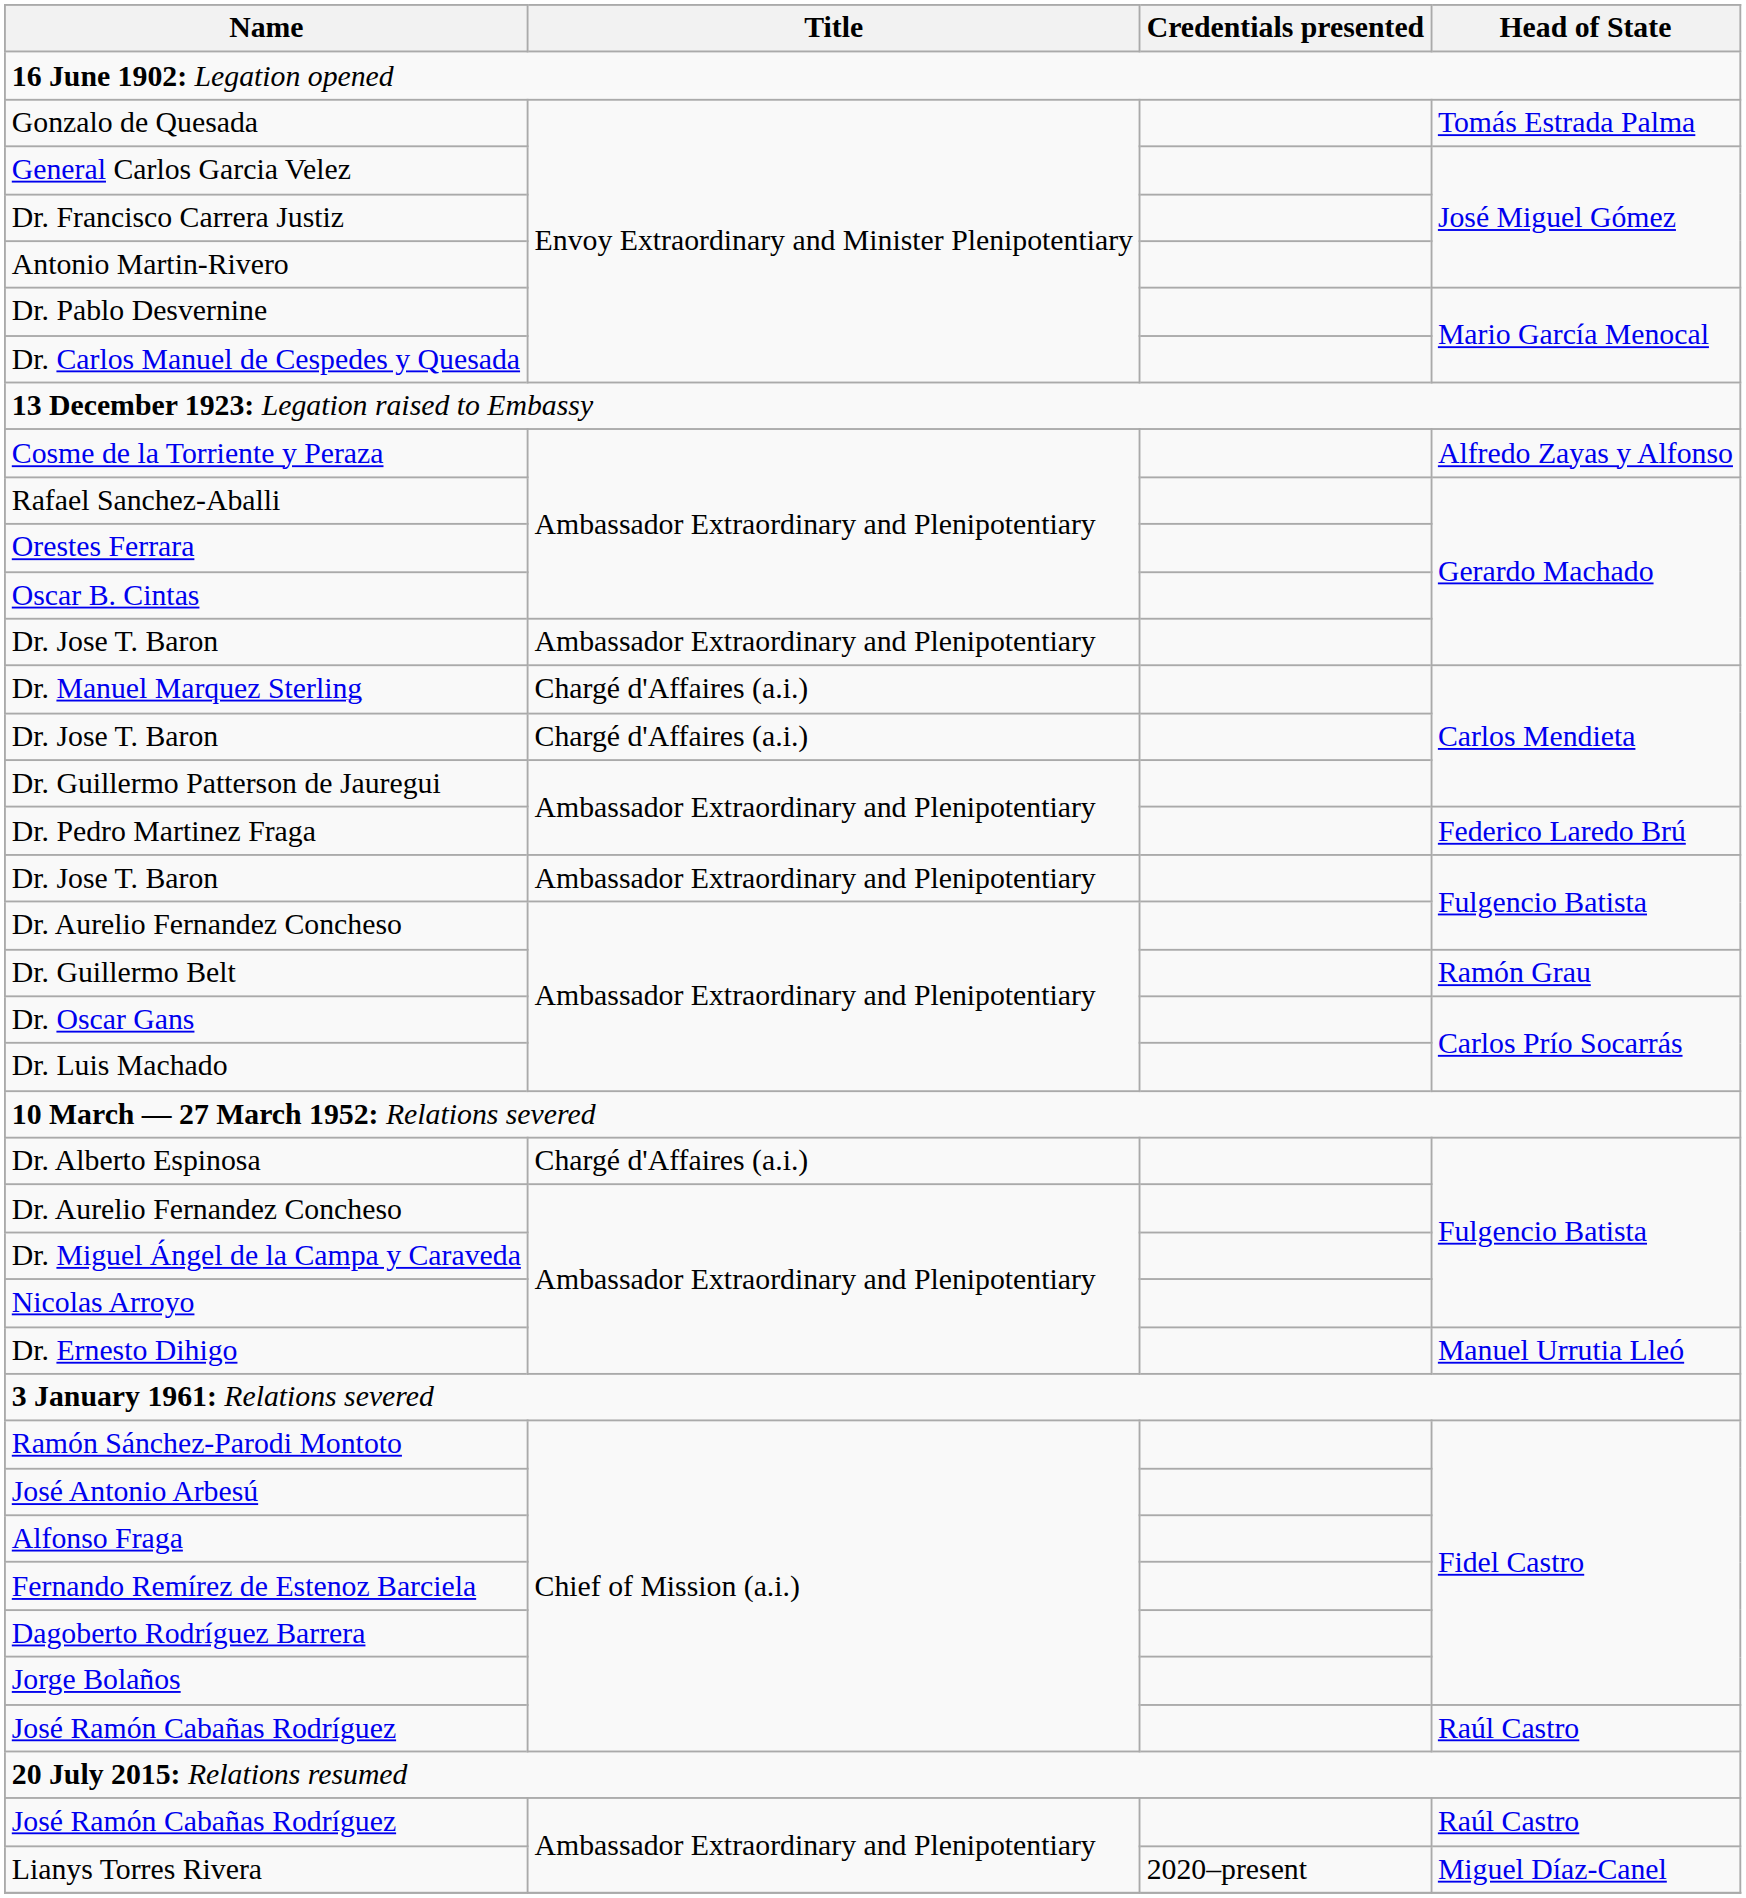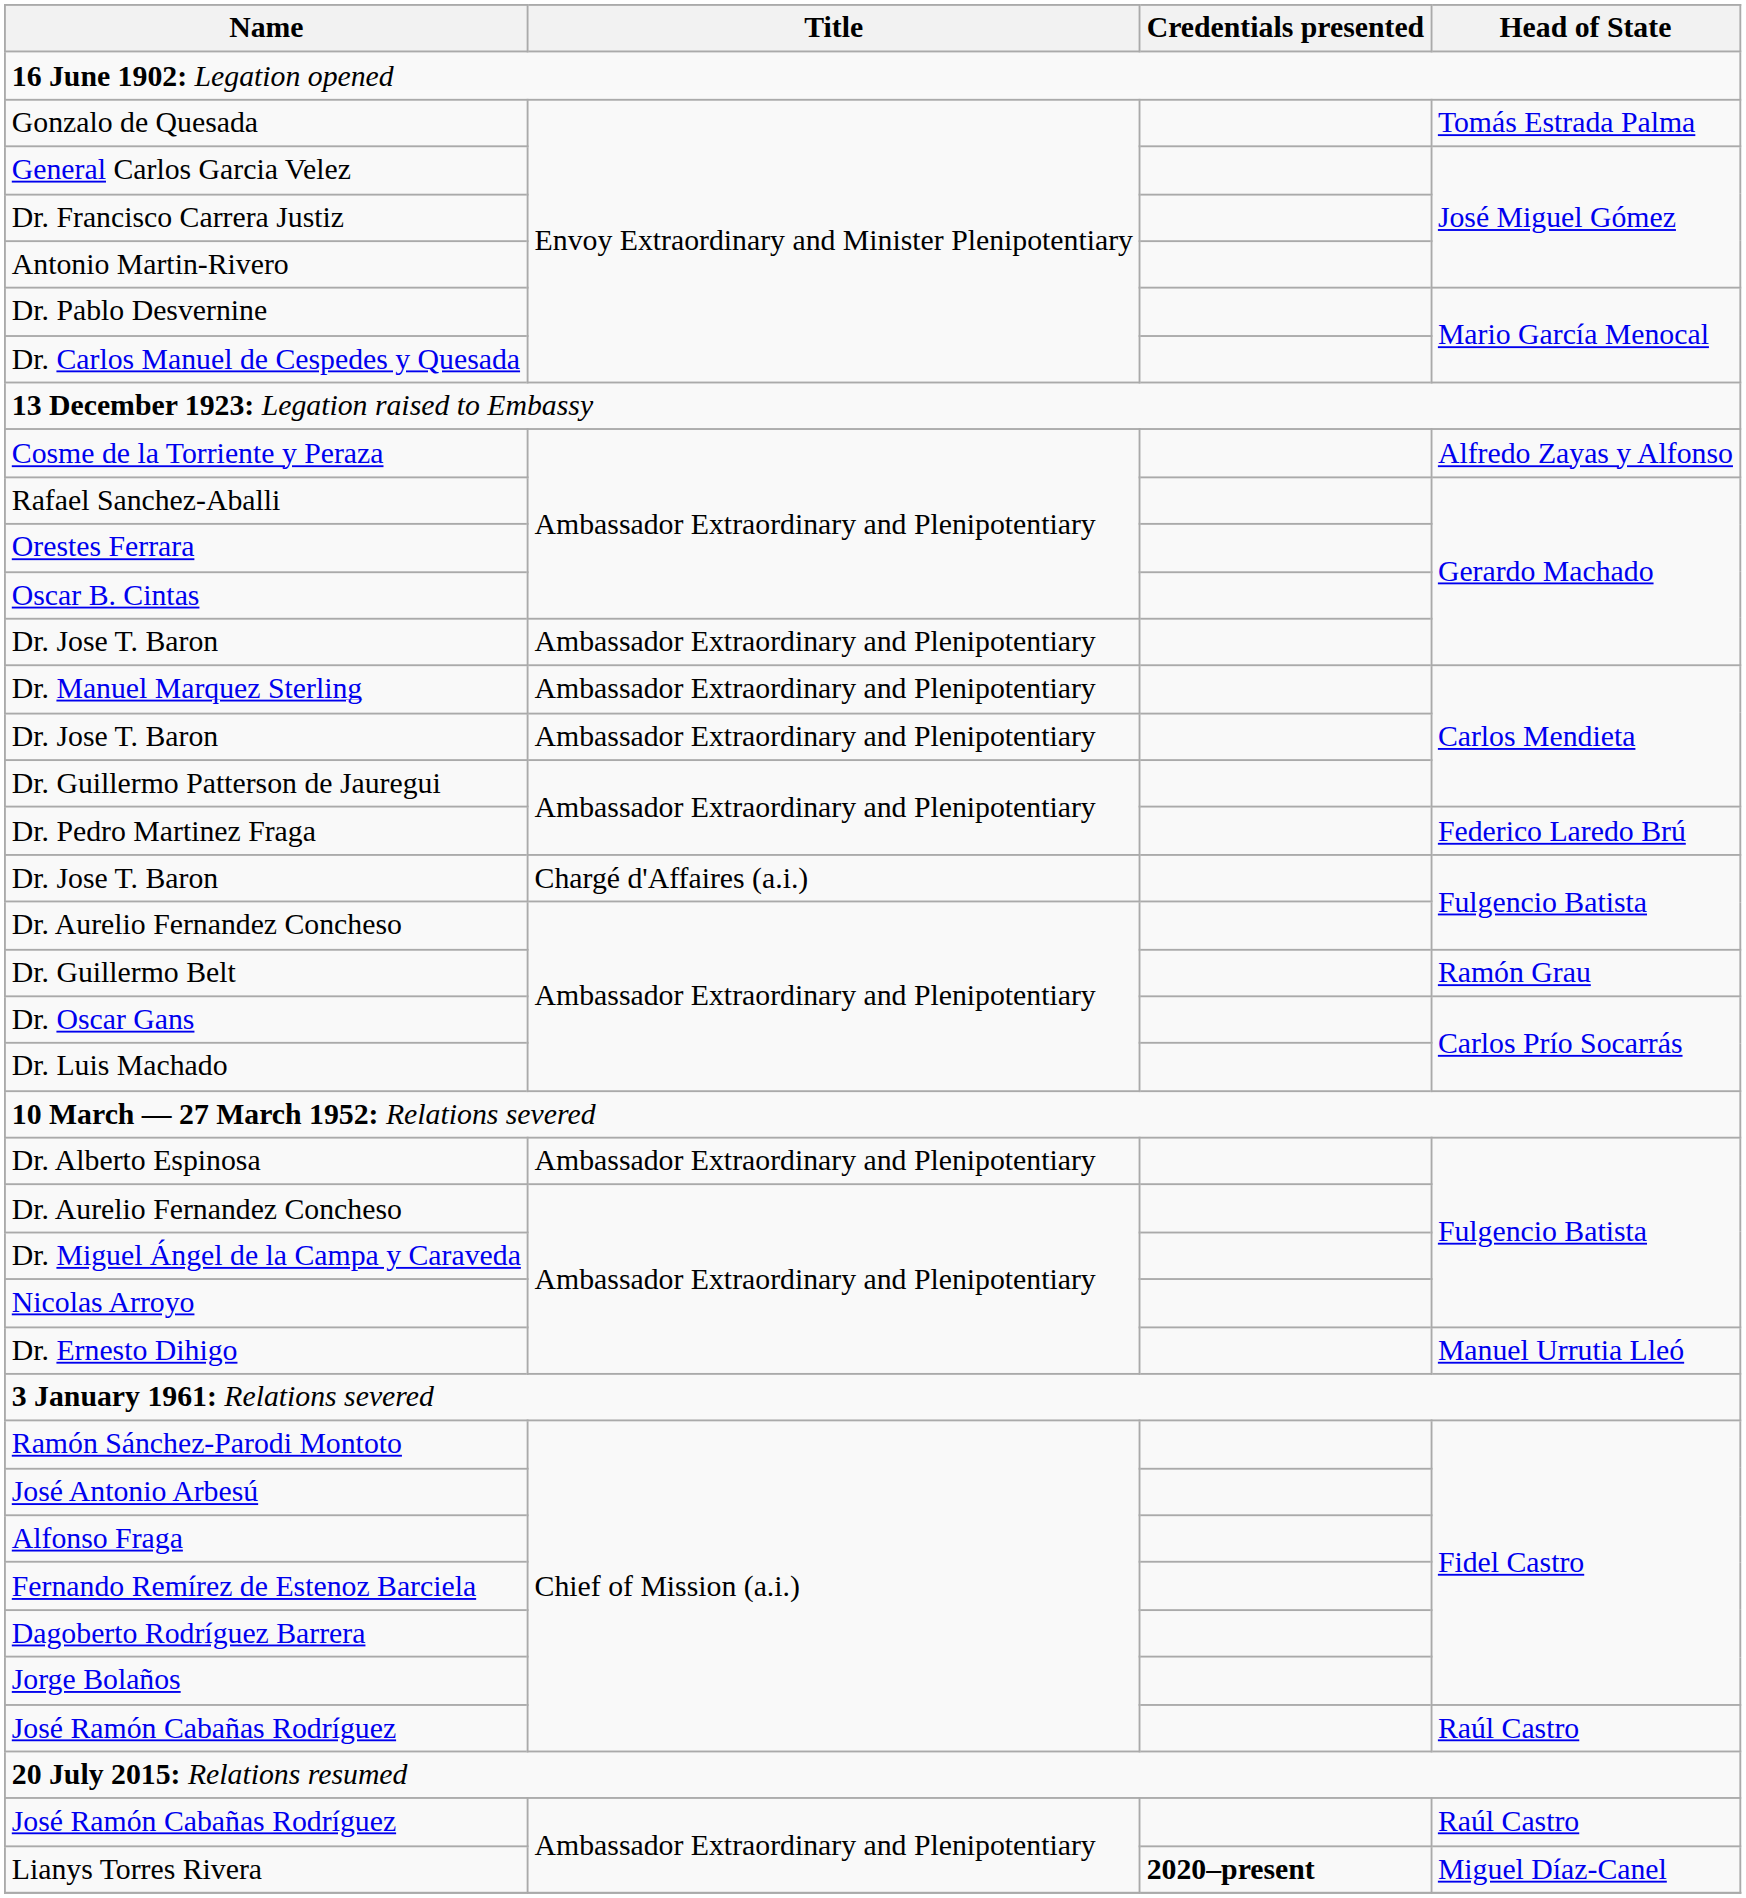(671, 688) Chargé d'Affaires (a.i.) -> (815, 688) Ambassador Extraordinary and Plenipotentiary
(671, 736) Chargé d'Affaires (a.i.) -> (815, 736) Ambassador Extraordinary and Plenipotentiary
(815, 877) Ambassador Extraordinary and Plenipotentiary -> (671, 877) Chargé d'Affaires (a.i.)
(671, 1160) Chargé d'Affaires (a.i.) -> (815, 1160) Ambassador Extraordinary and Plenipotentiary
(1227, 1868) normal -> (1231, 1868) bold
